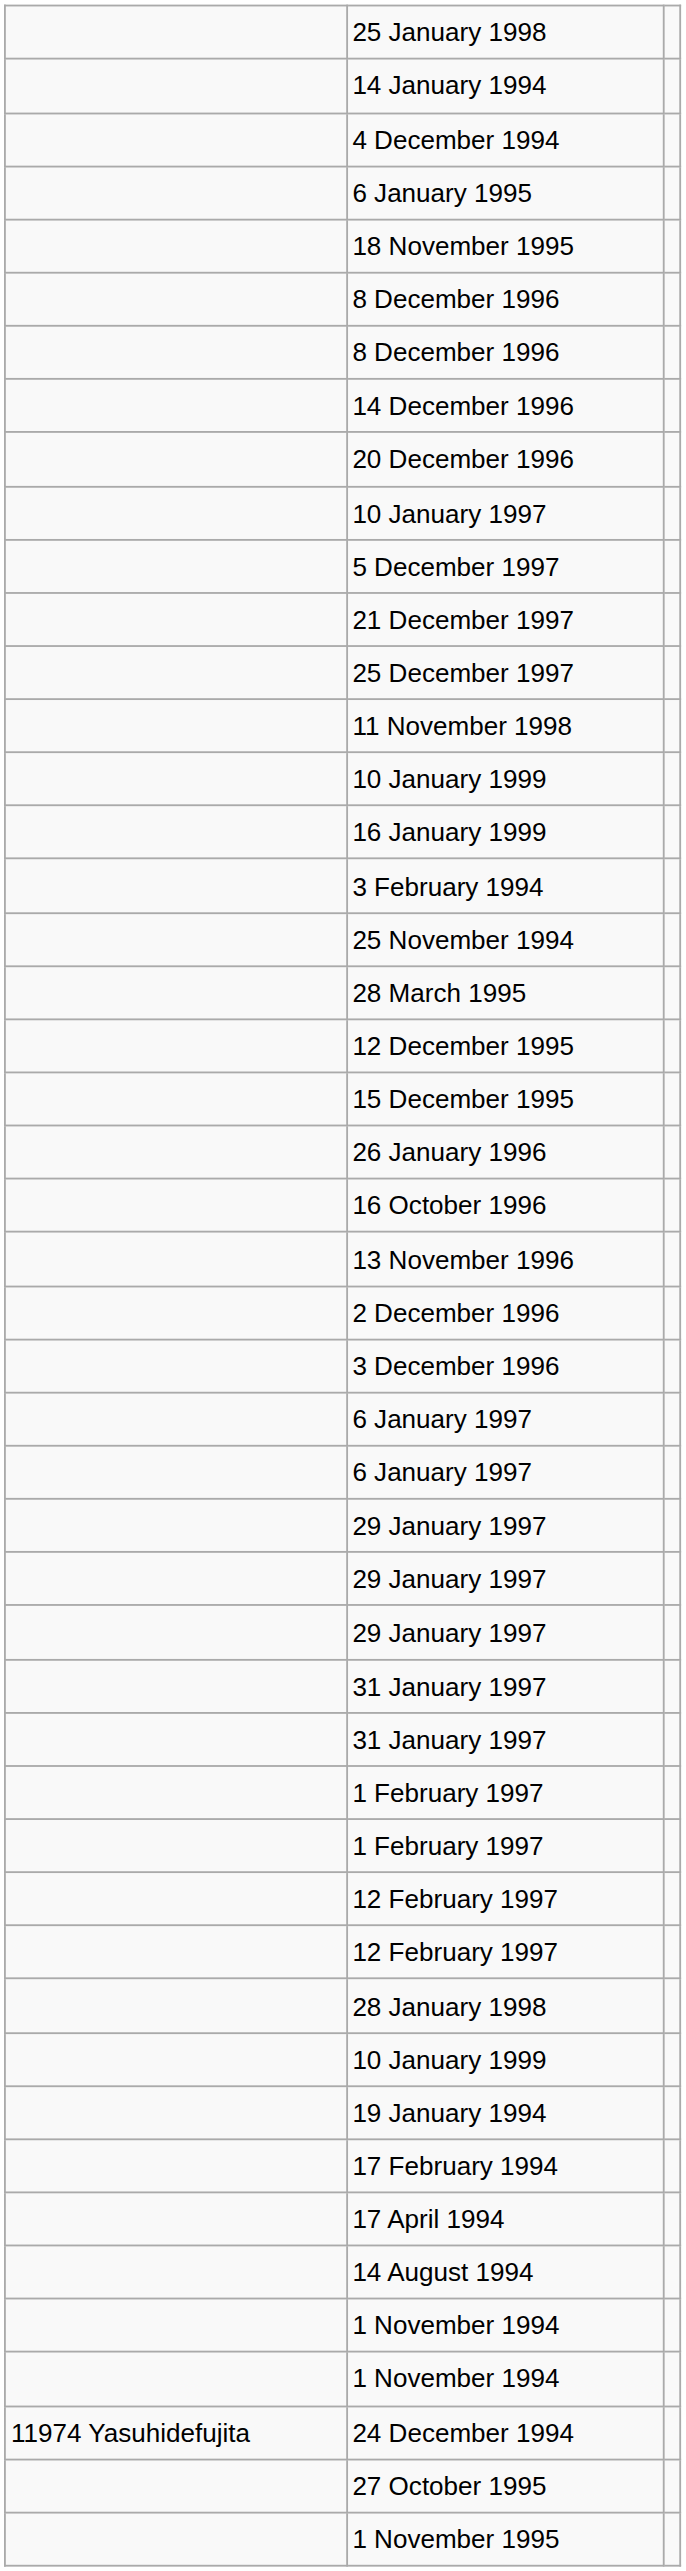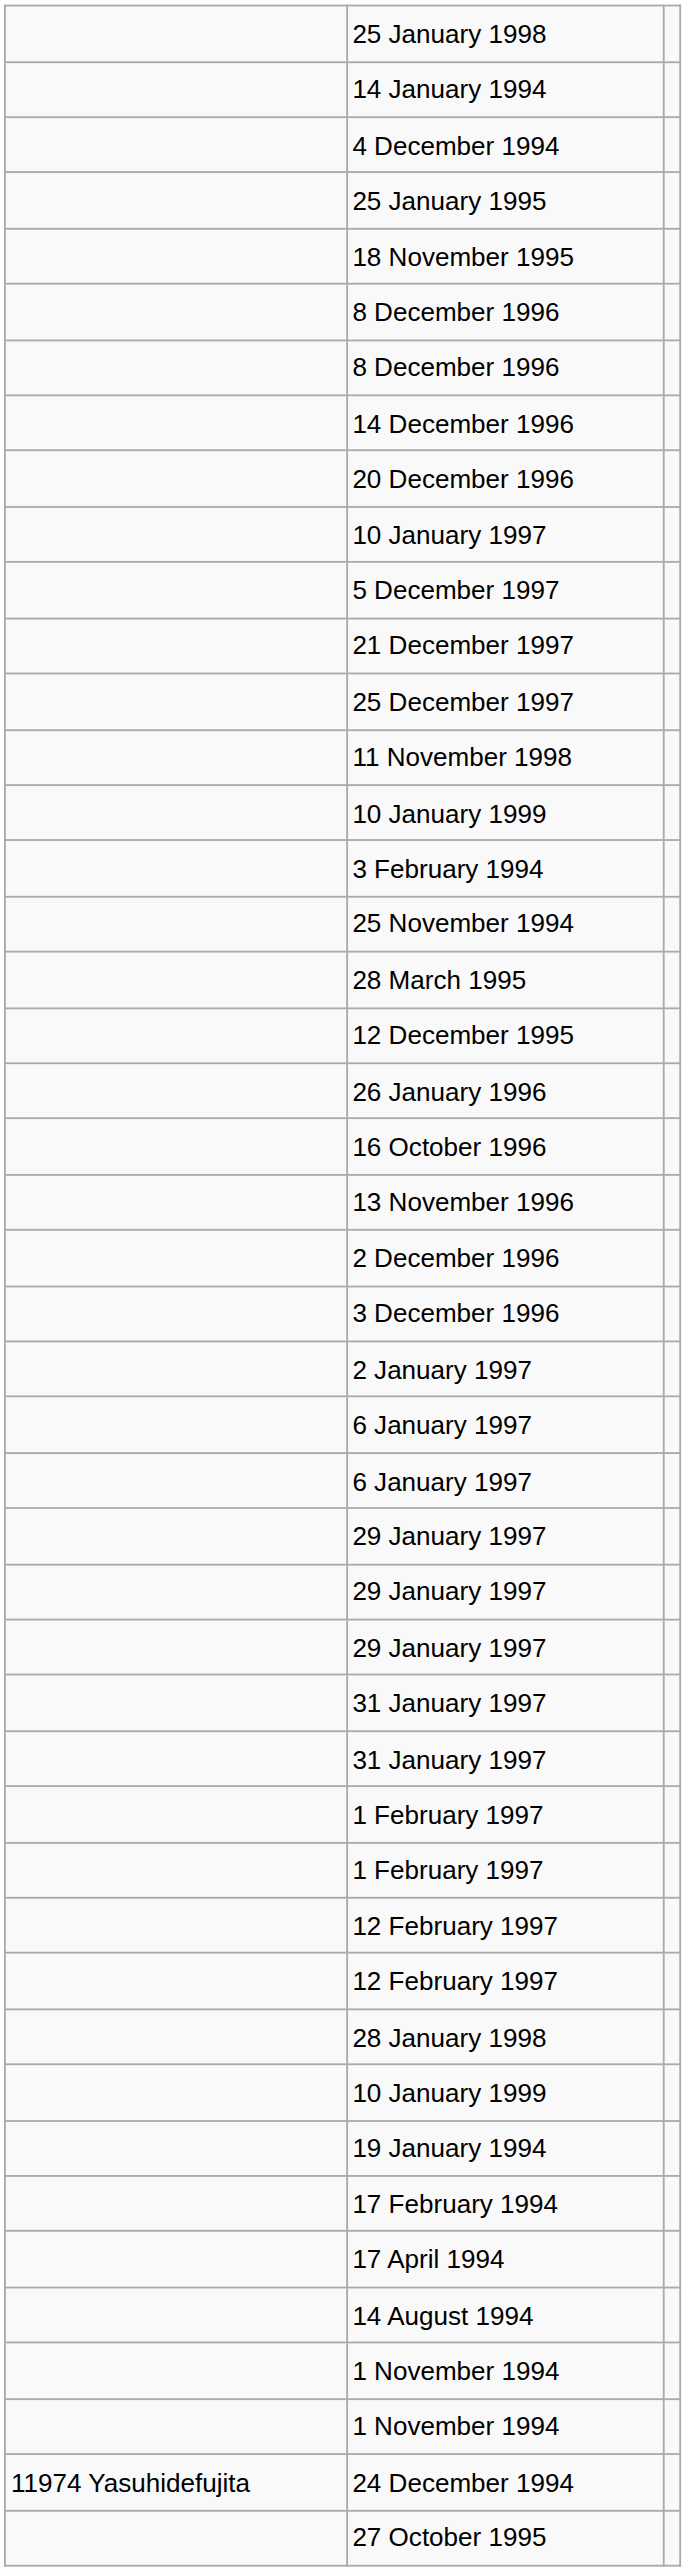- row: (176, 193)
+ row: (176, 201)
- row: (176, 833)
- row: (176, 1099)
+ row: (176, 1369)
- row: (176, 2539)
